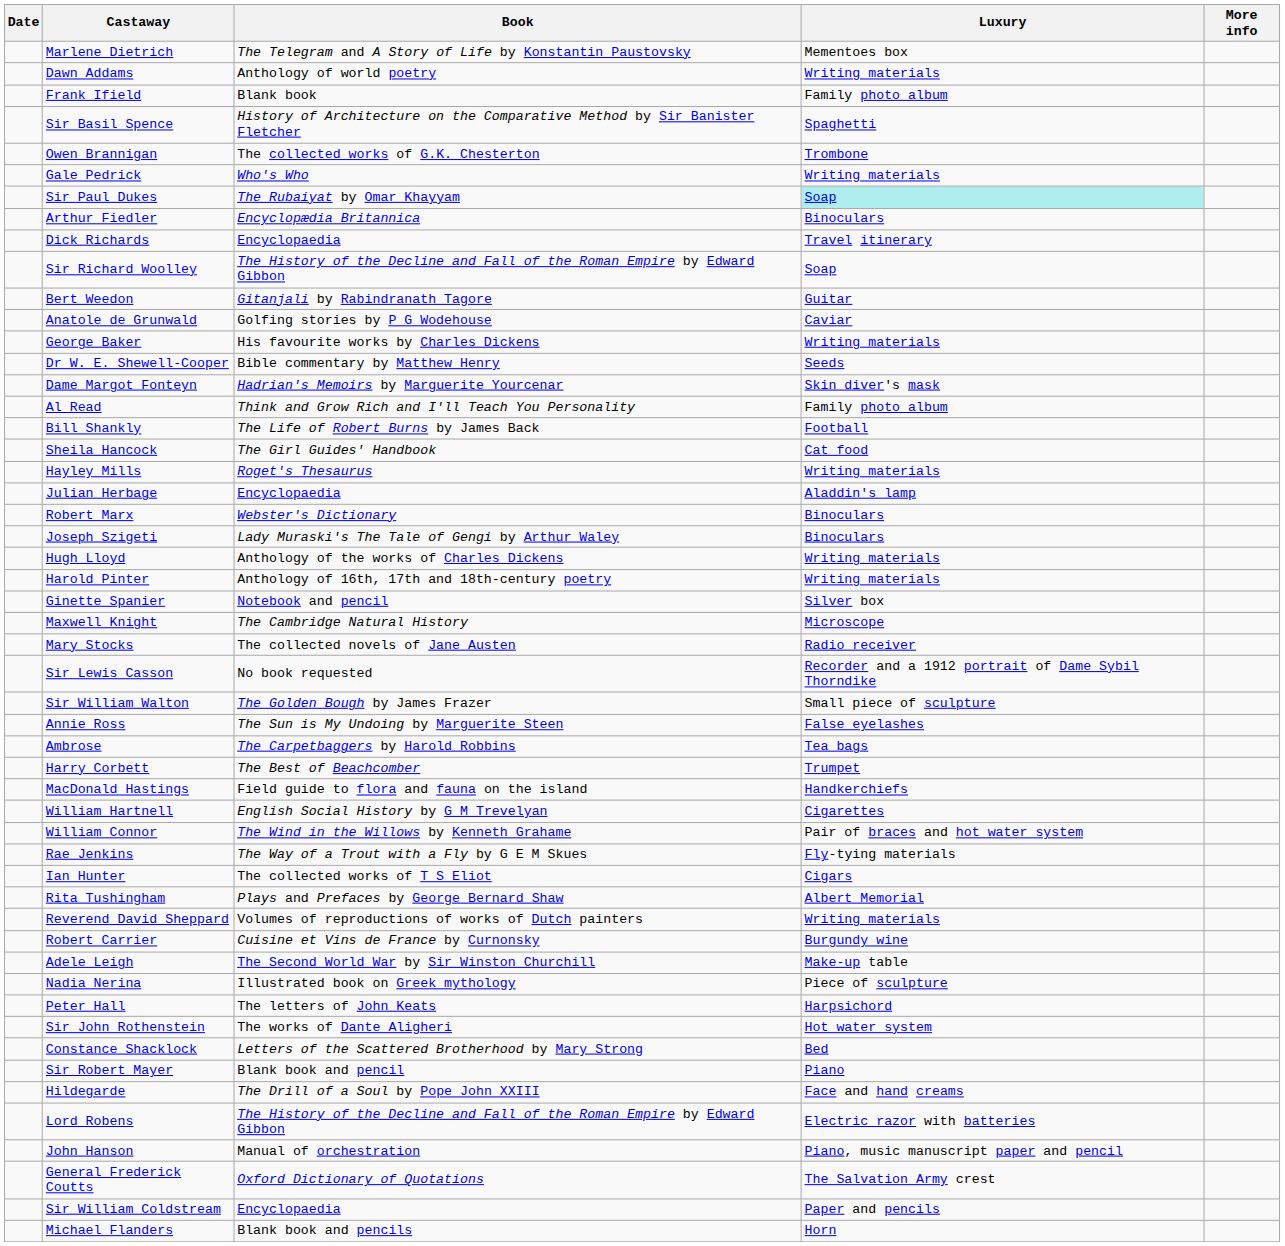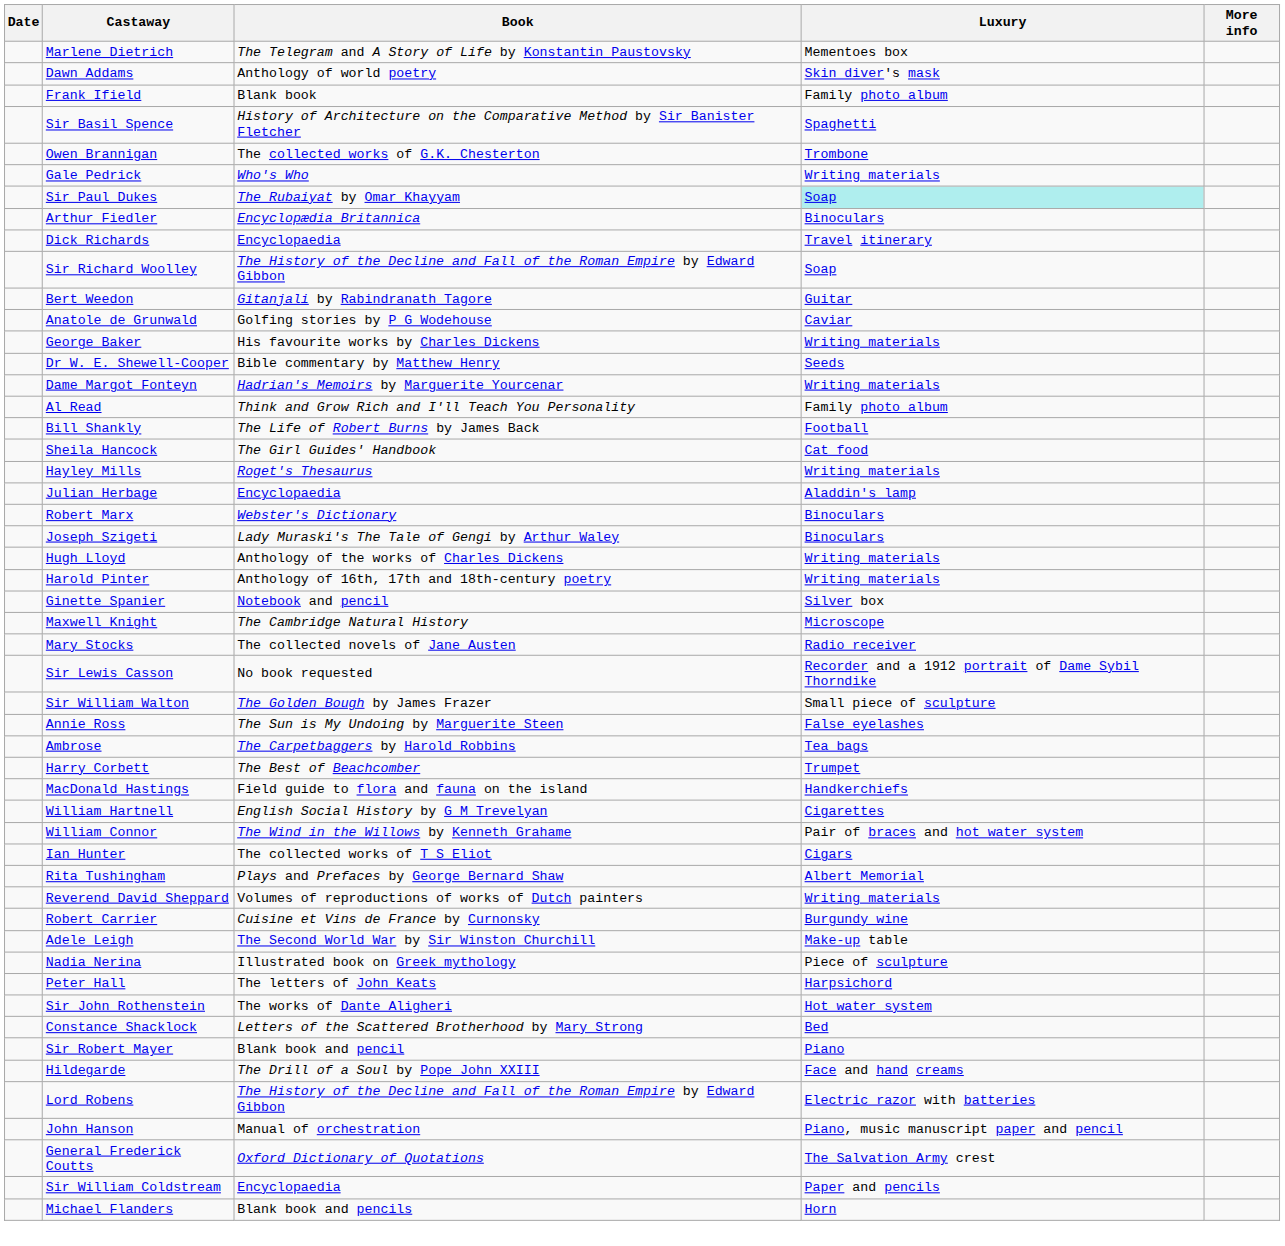(872, 74) Writing materials -> (872, 74) Skin diver's mask
(872, 385) Skin diver's mask -> (872, 385) Writing materials
- row: (90, 855)
